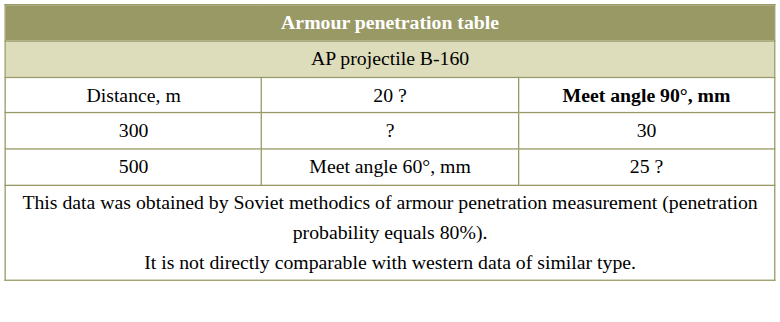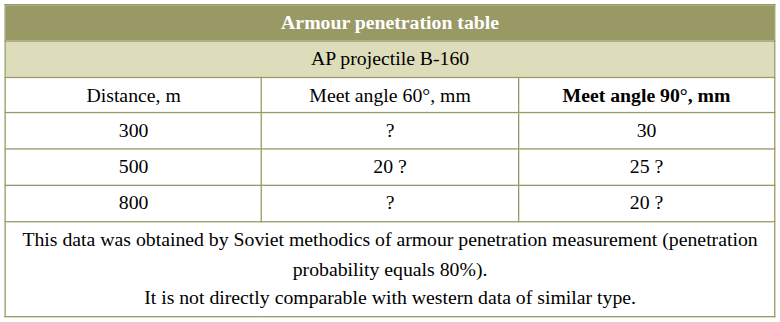(390, 94) 20 ? -> (390, 94) Meet angle 60°, mm
(390, 166) Meet angle 60°, mm -> (390, 166) 20 ?
+ row: (134, 202)
